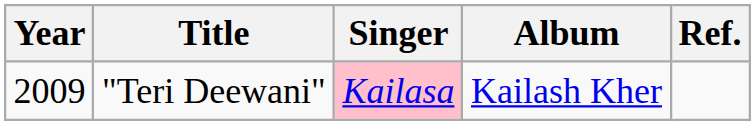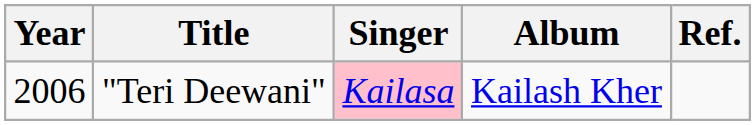(49, 90) 2009 -> (49, 90) 2006
